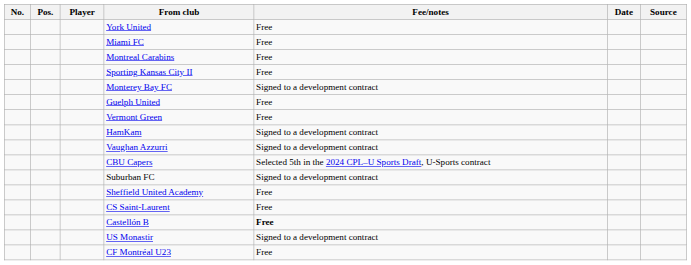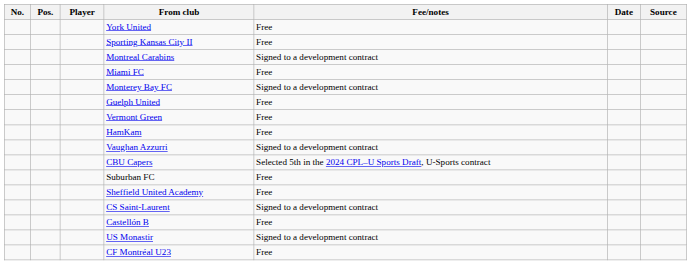rows swapped: (125, 42) <-> (149, 72)
(264, 57) Free -> (317, 57) Signed to a development contract
(317, 132) Signed to a development contract -> (264, 132) Free
(317, 177) Signed to a development contract -> (264, 177) Free
(264, 207) Free -> (317, 207) Signed to a development contract
(265, 222) bold -> (264, 222) normal
